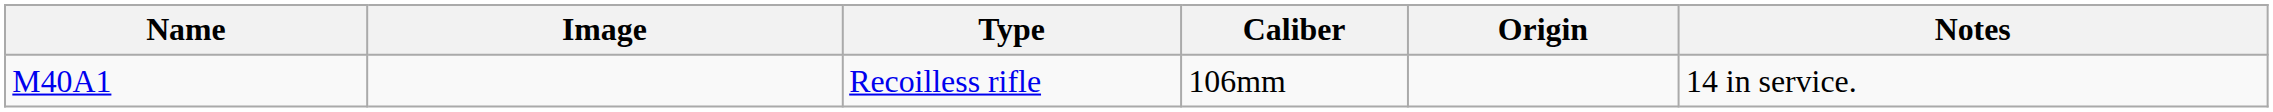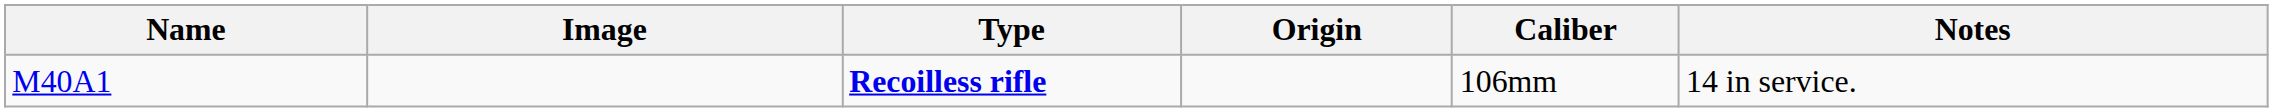columns swapped: (1543, 29) <-> (1294, 29)
(945, 80) normal -> (948, 80) bold
